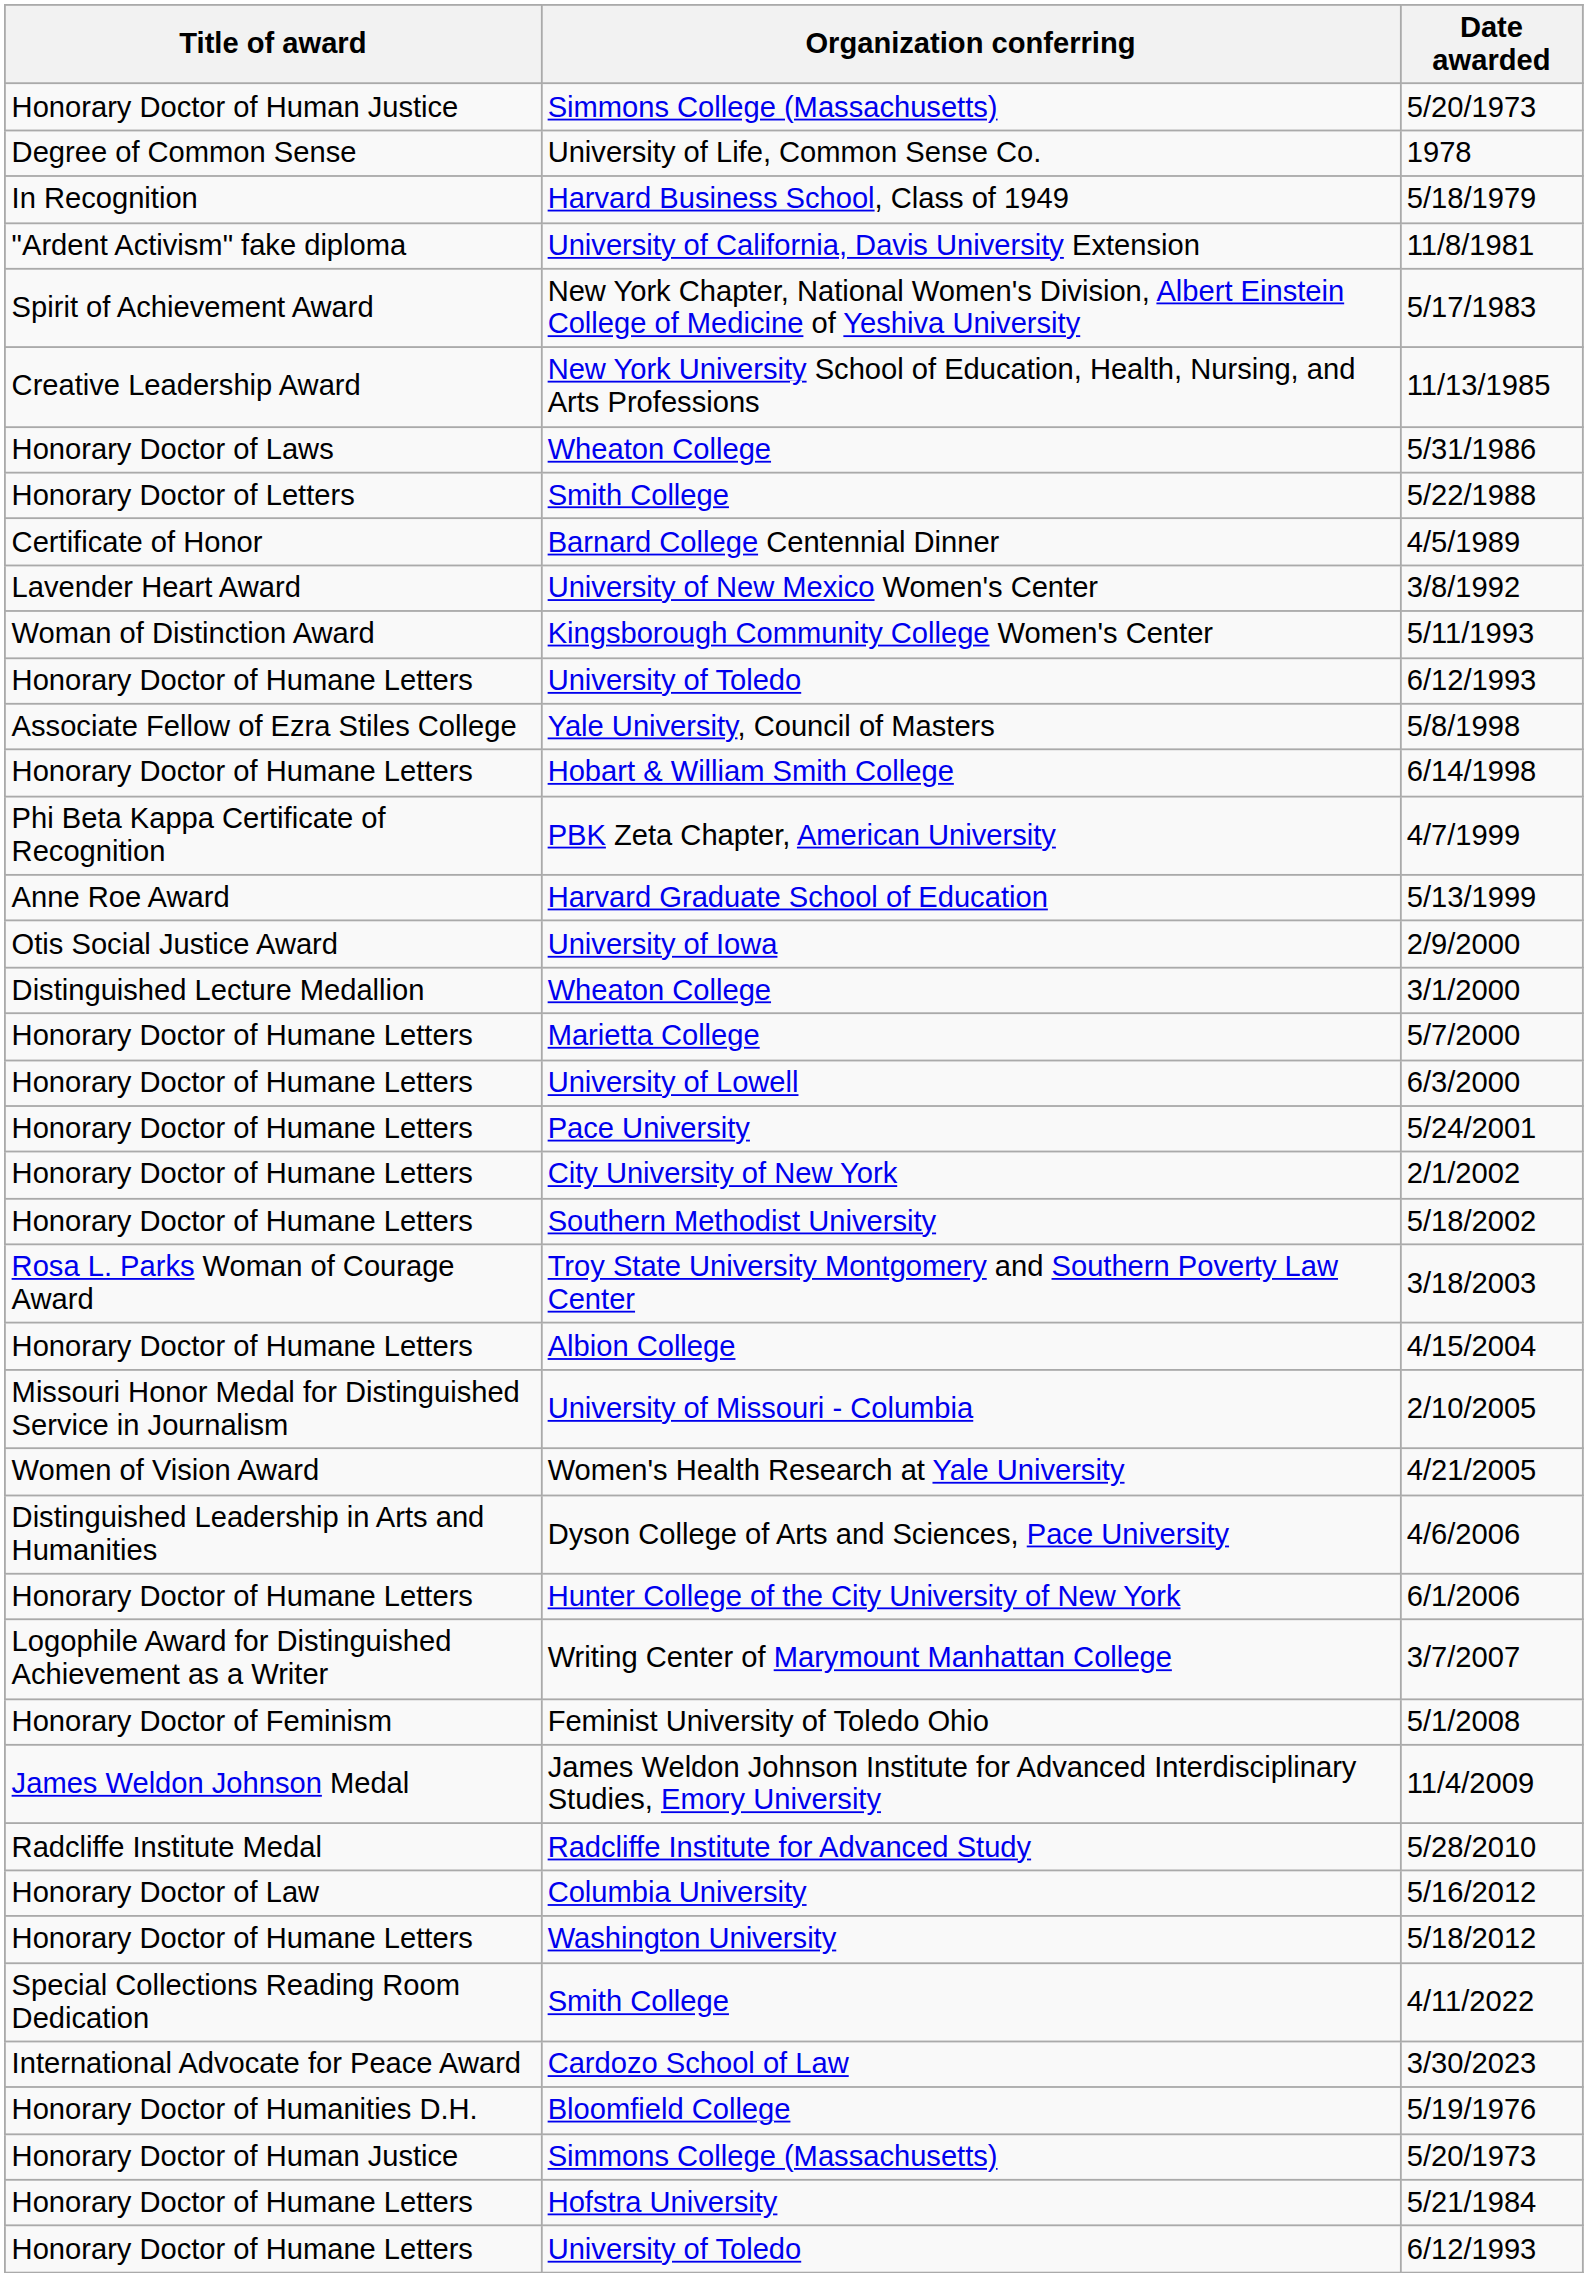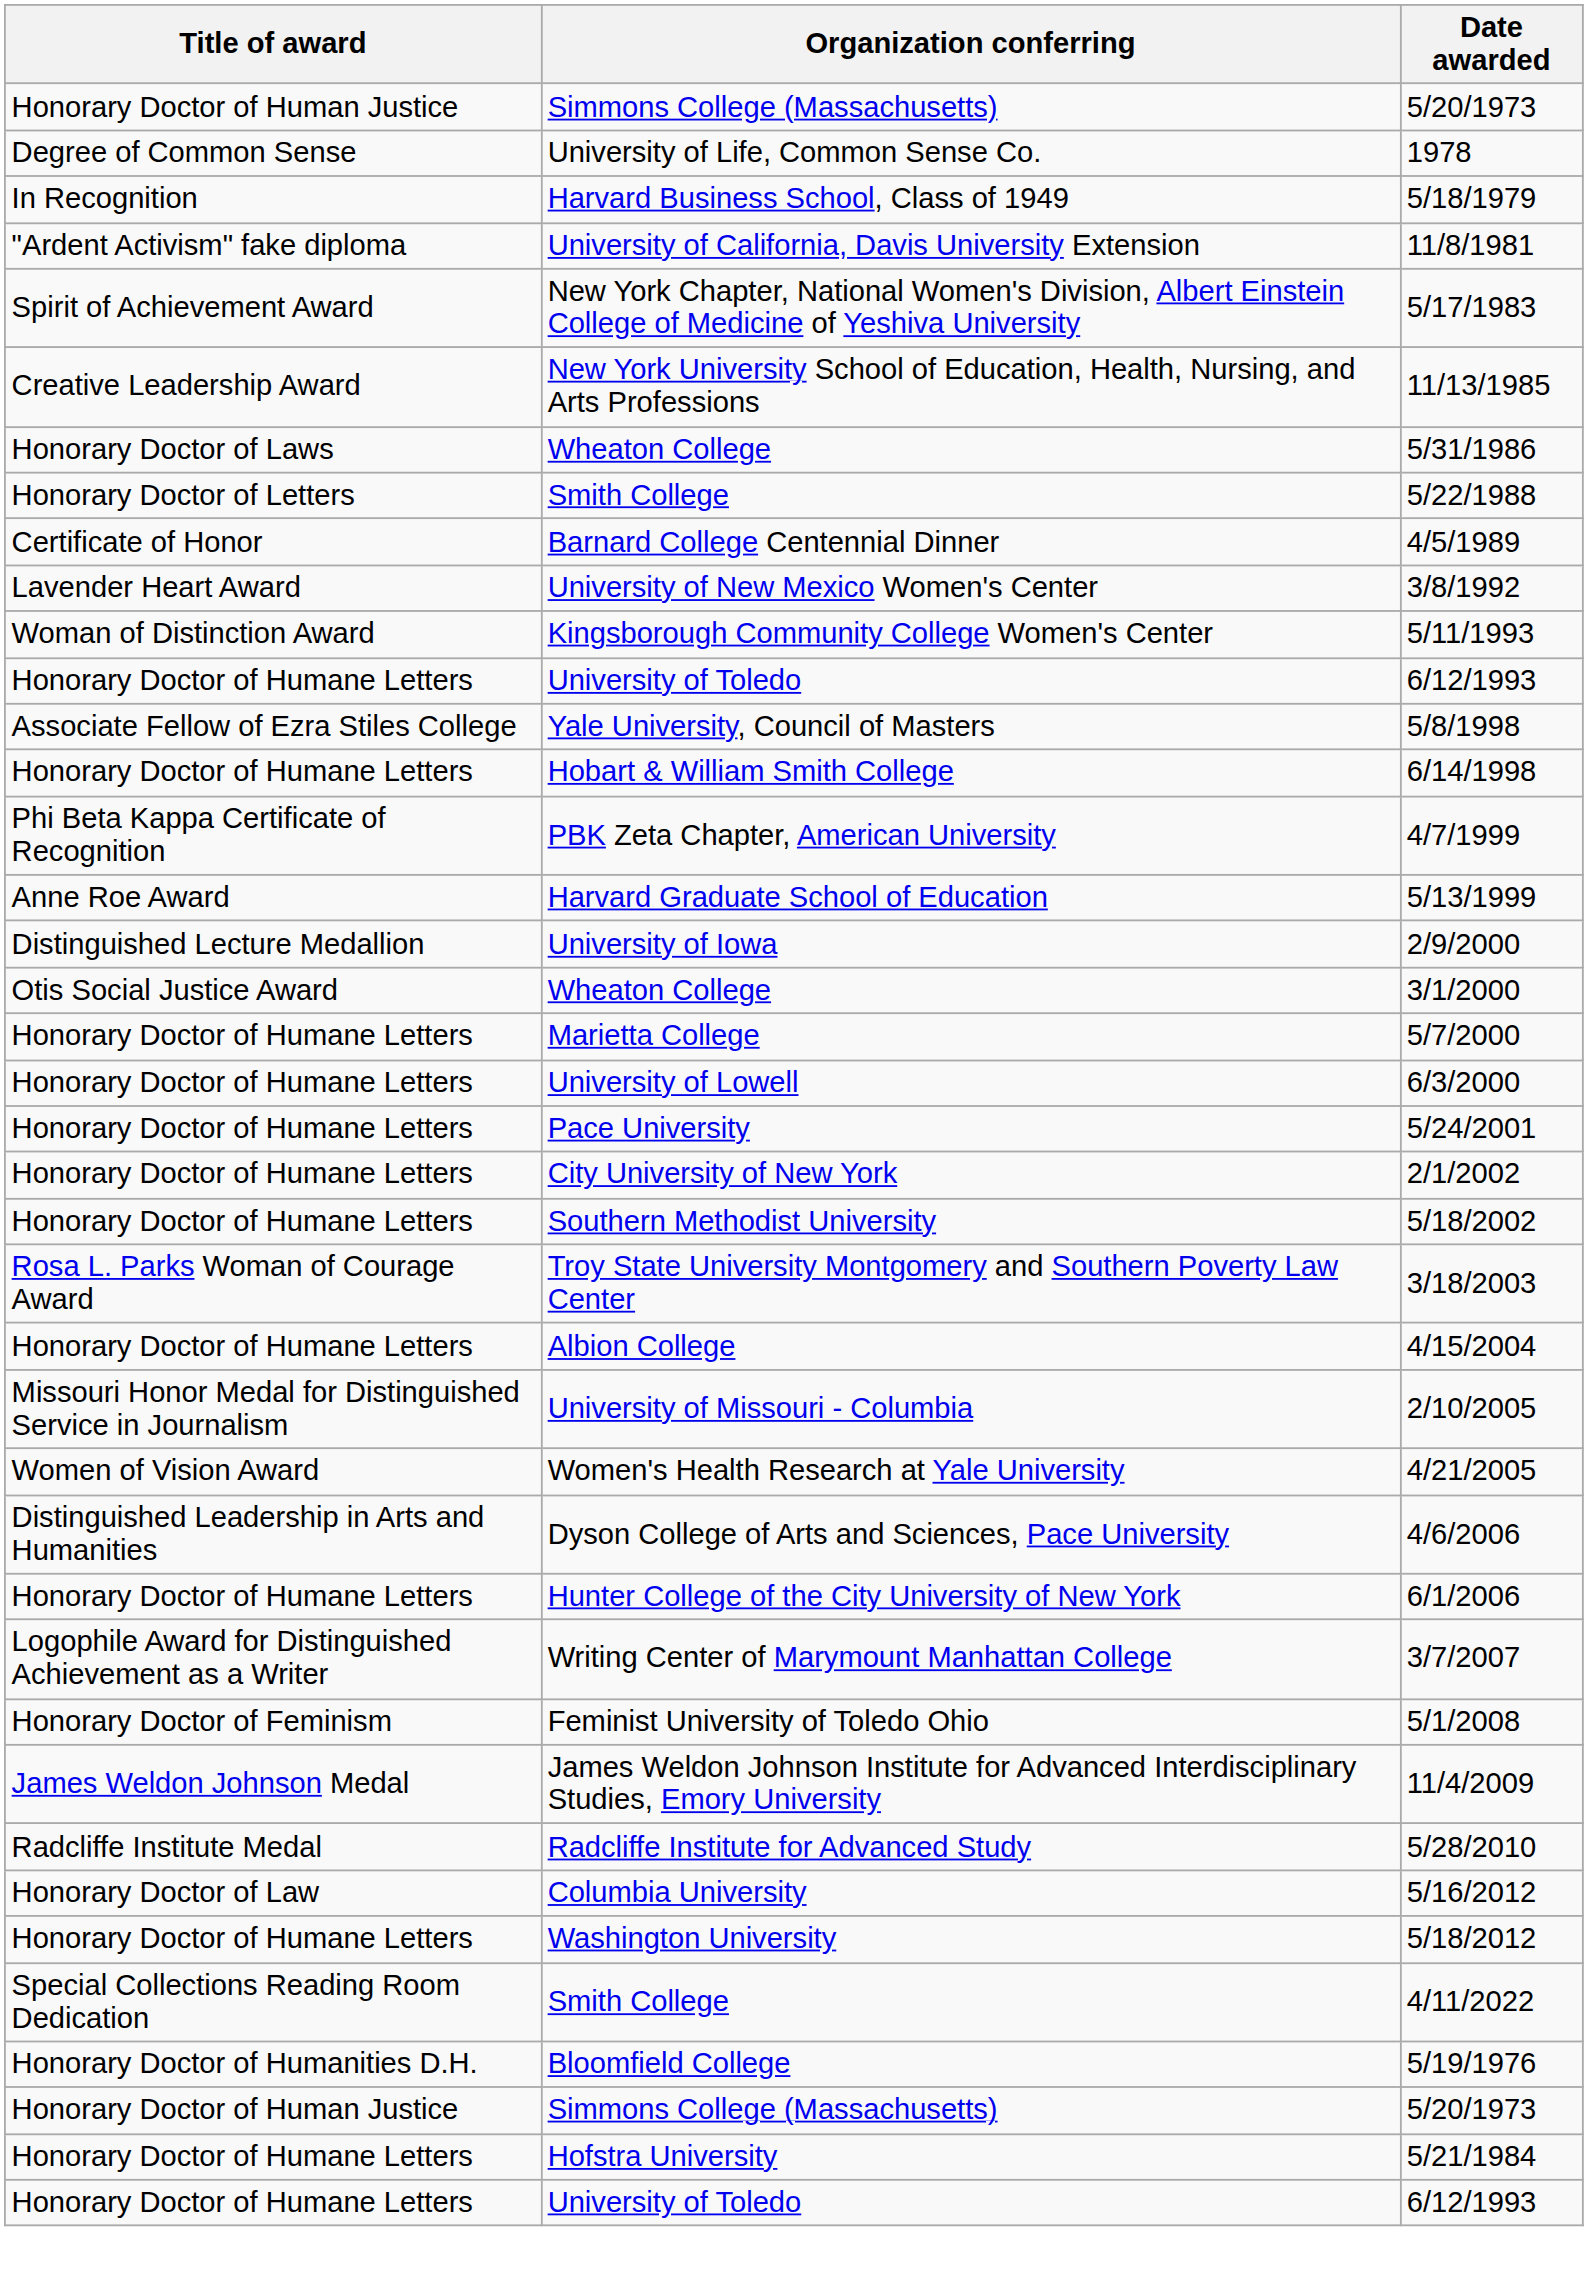(175, 943) Otis Social Justice Award -> (218, 943) Distinguished Lecture Medallion
(218, 989) Distinguished Lecture Medallion -> (175, 989) Otis Social Justice Award
- row: (698, 2063)
